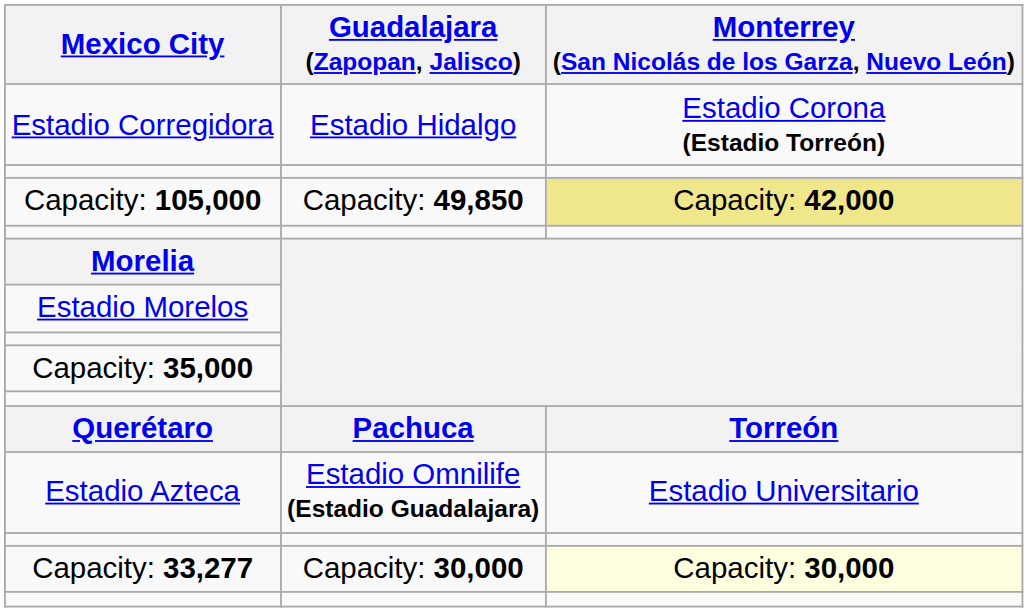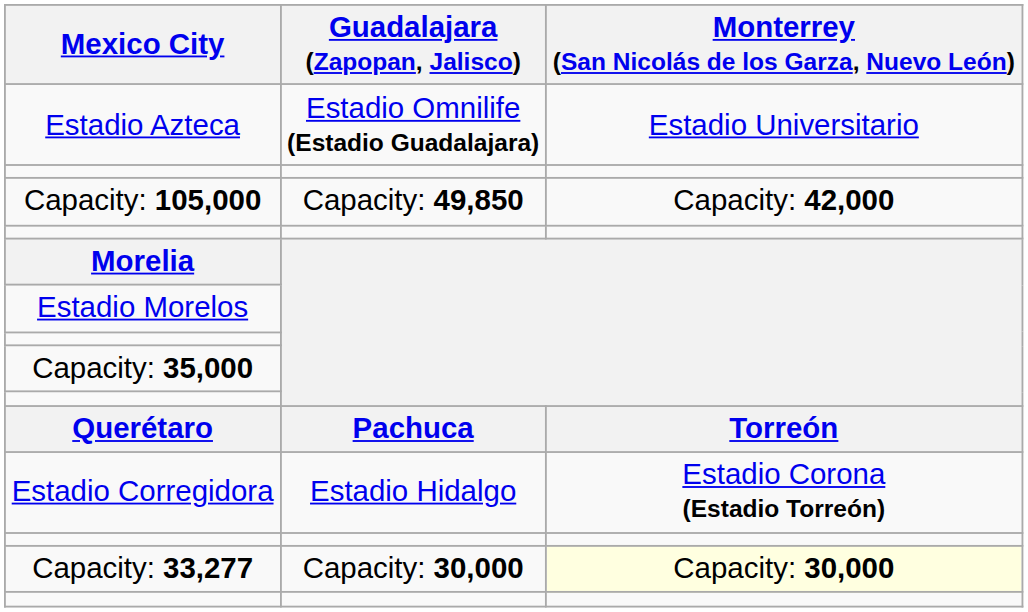rows swapped: (143, 491) <-> (143, 124)
(784, 201) khaki background -> (784, 201) no background
